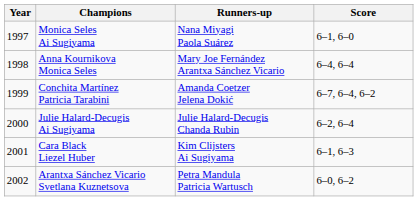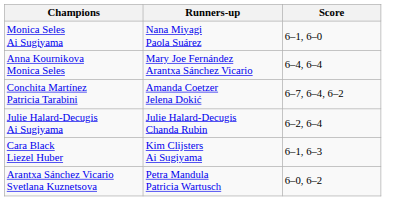- column: (20, 13)
